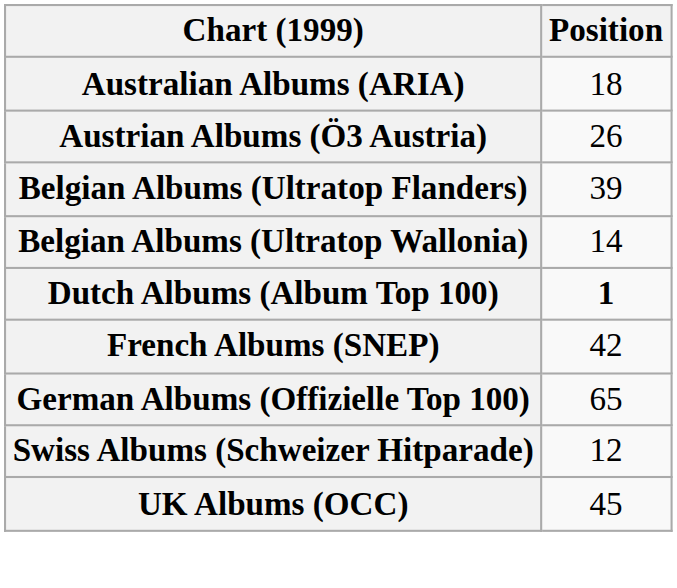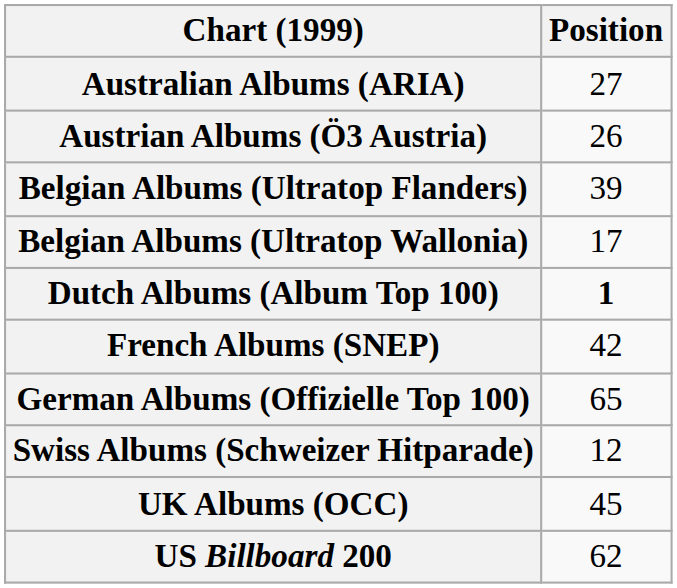(606, 83) 18 -> (606, 83) 27
(606, 240) 14 -> (606, 240) 17
+ row: (273, 556)
